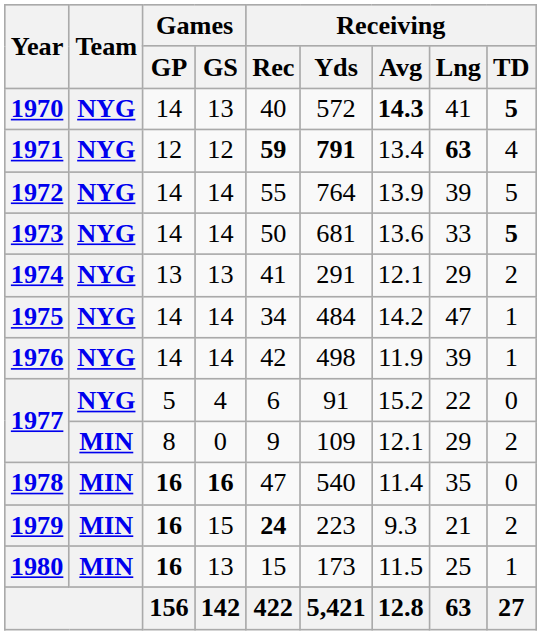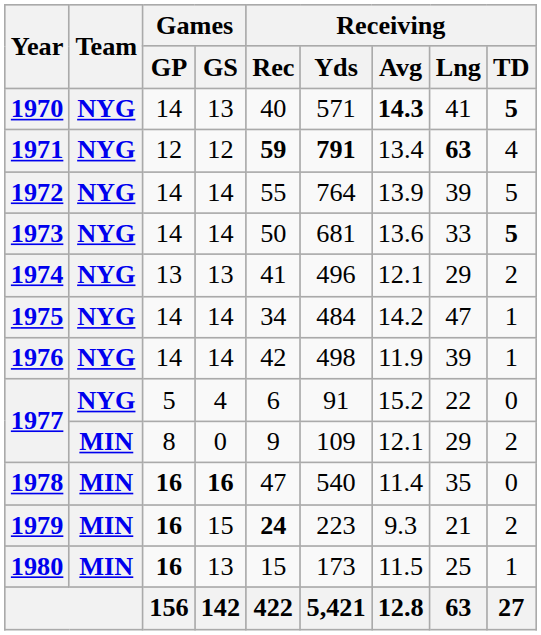(336, 108) 572 -> (336, 108) 571
(336, 274) 291 -> (336, 274) 496
